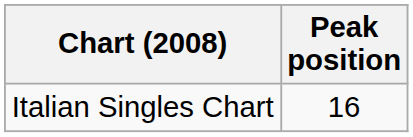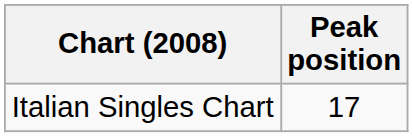(344, 107) 16 -> (344, 107) 17
